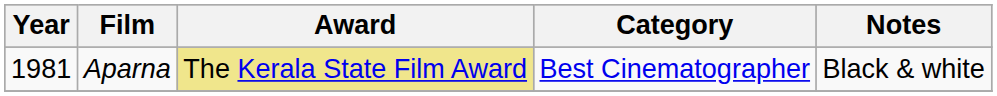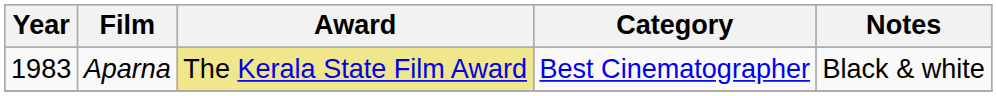(41, 68) 1981 -> (41, 68) 1983
